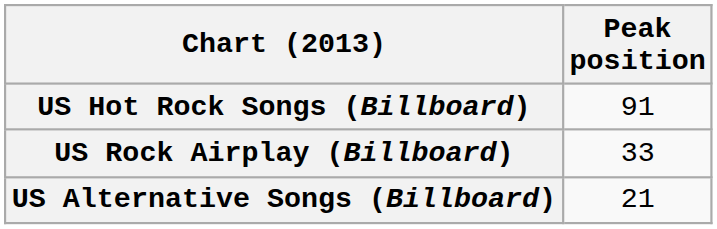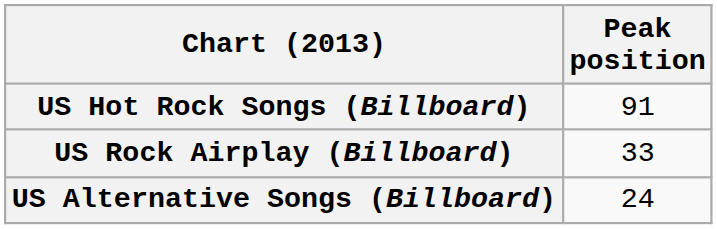(638, 199) 21 -> (638, 199) 24
